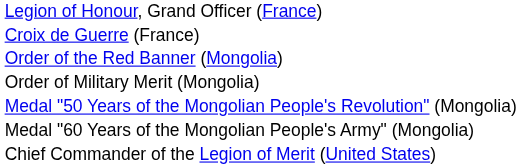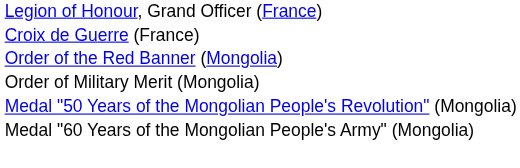- row: (220, 154)
